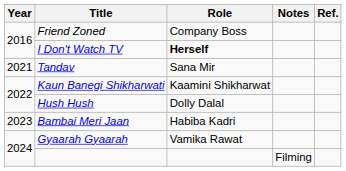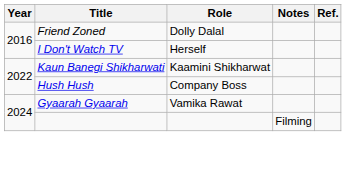(208, 31) Company Boss -> (197, 31) Dolly Dalal
(189, 49) bold -> (188, 49) normal
- row: (56, 67)
(197, 103) Dolly Dalal -> (208, 85) Company Boss
- row: (83, 121)
